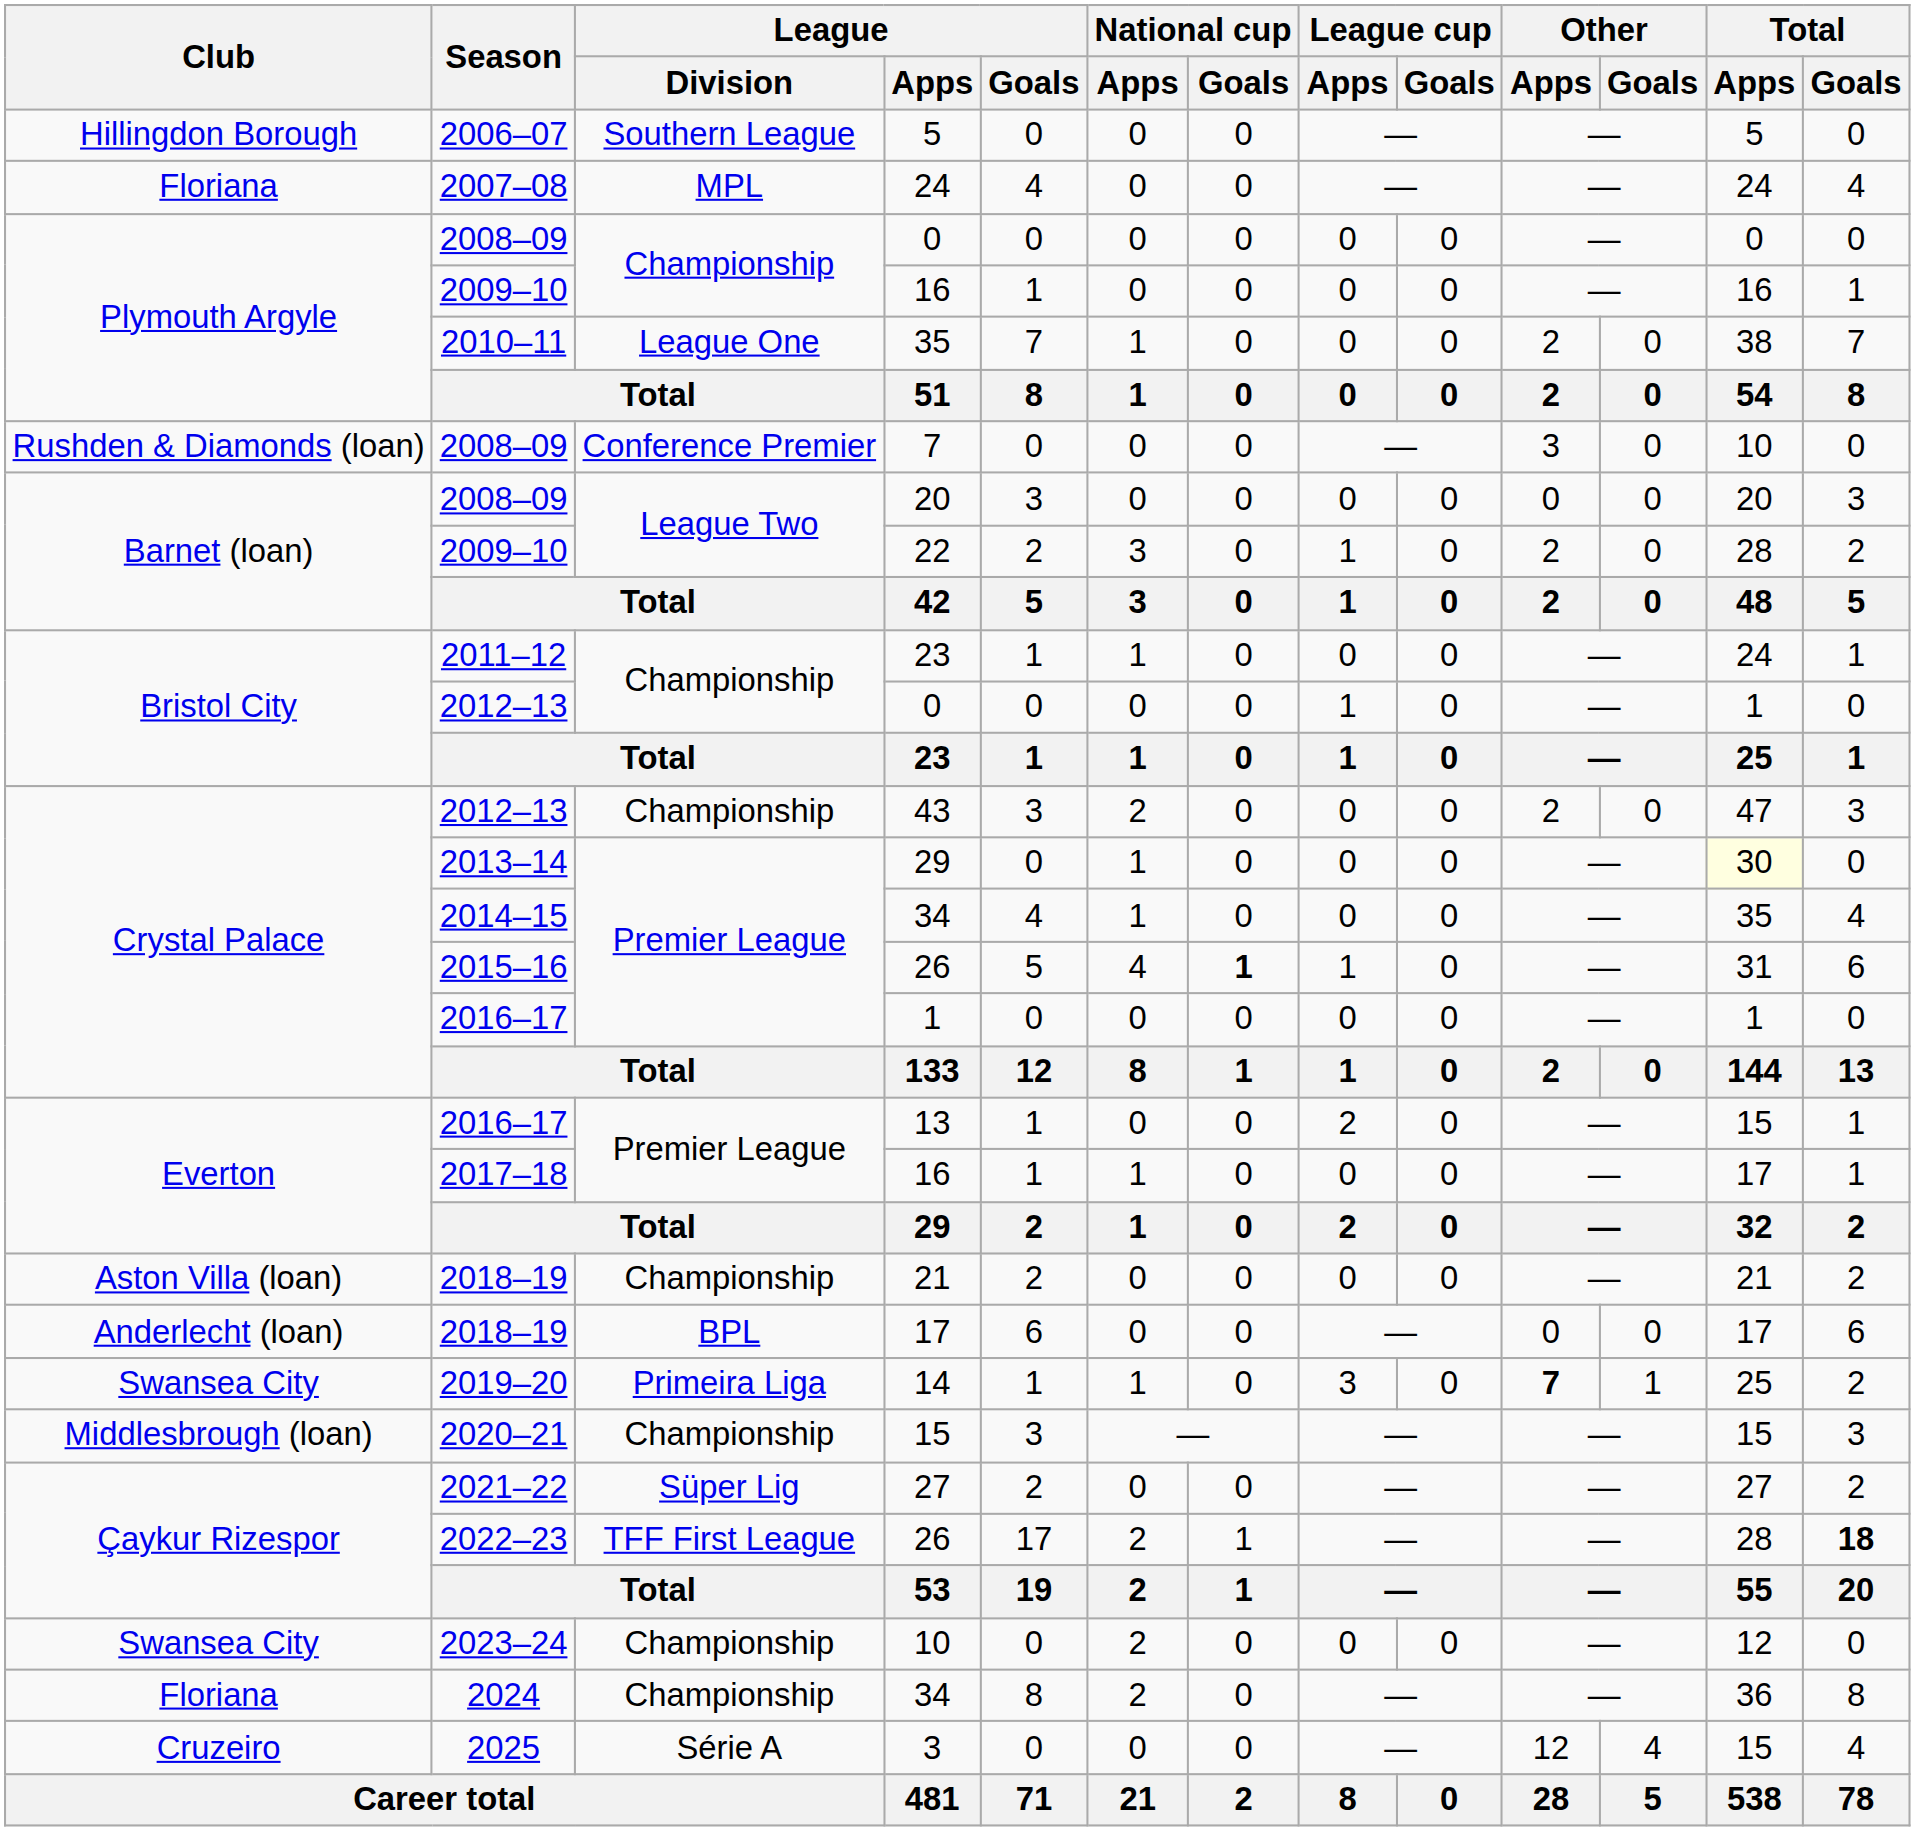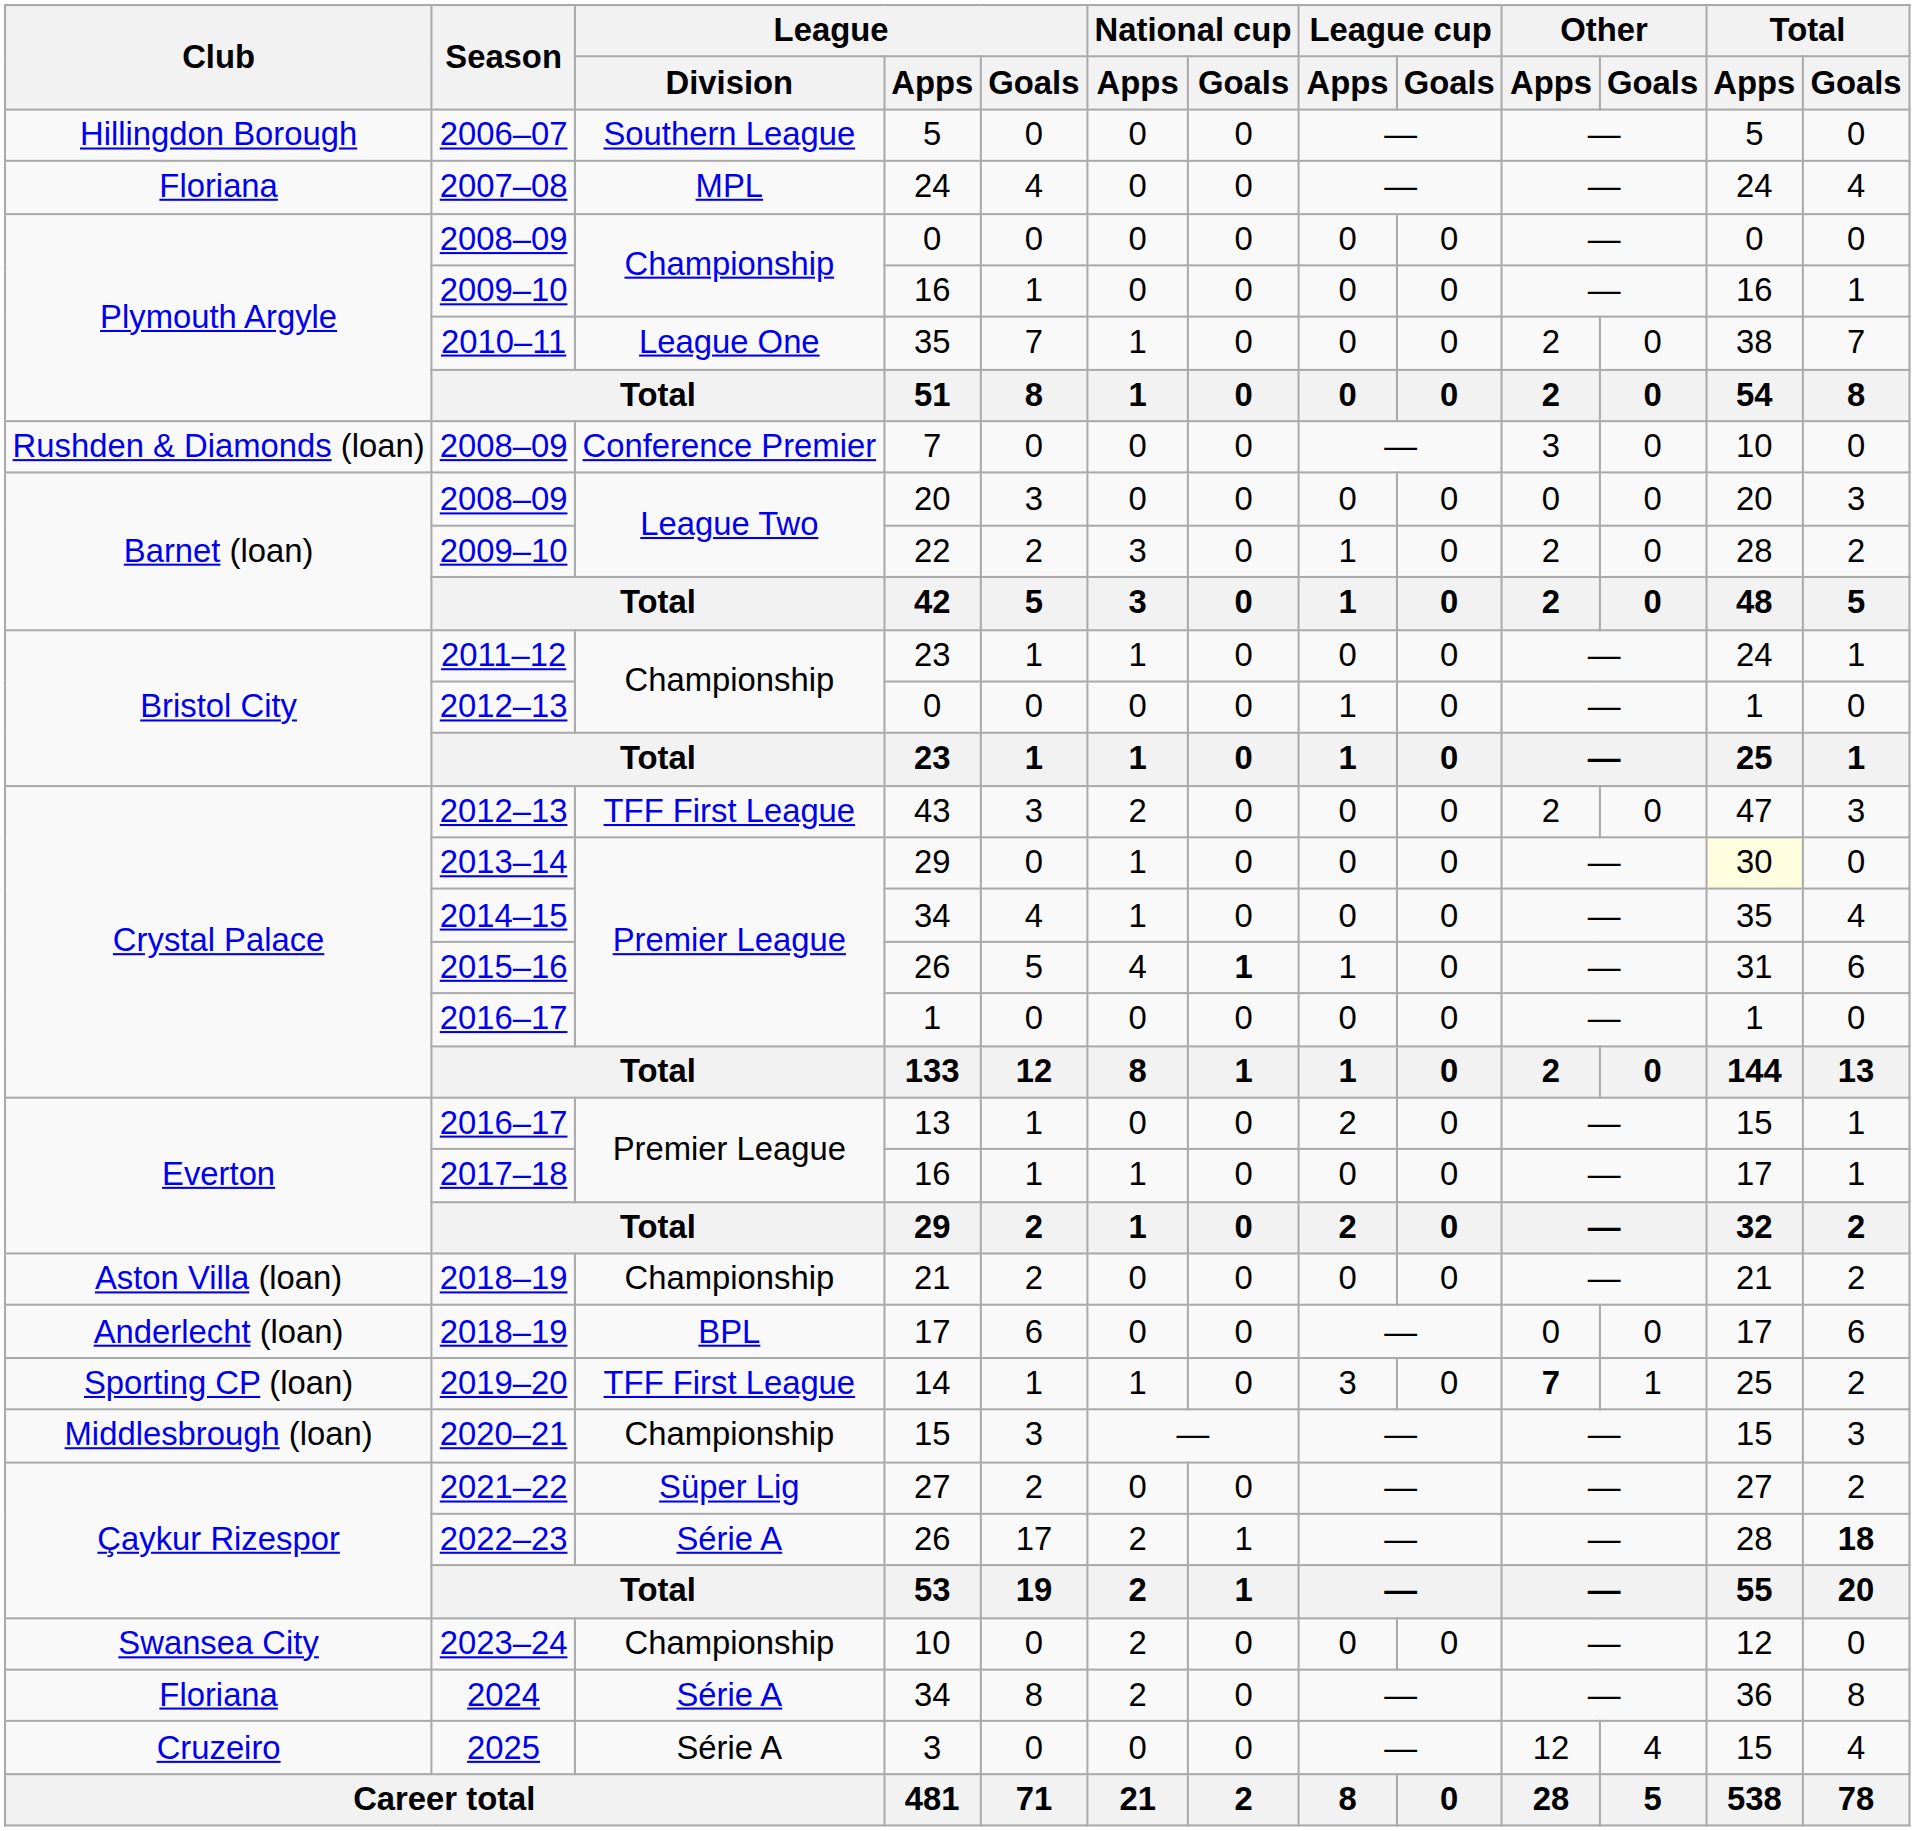(729, 810) Championship -> (729, 810) TFF First League
(219, 1382) Swansea City -> (219, 1382) Sporting CP (loan)
(729, 1382) Primeira Liga -> (729, 1382) TFF First League
(729, 1539) TFF First League -> (729, 1539) Série A
(729, 1695) Championship -> (729, 1695) Série A
